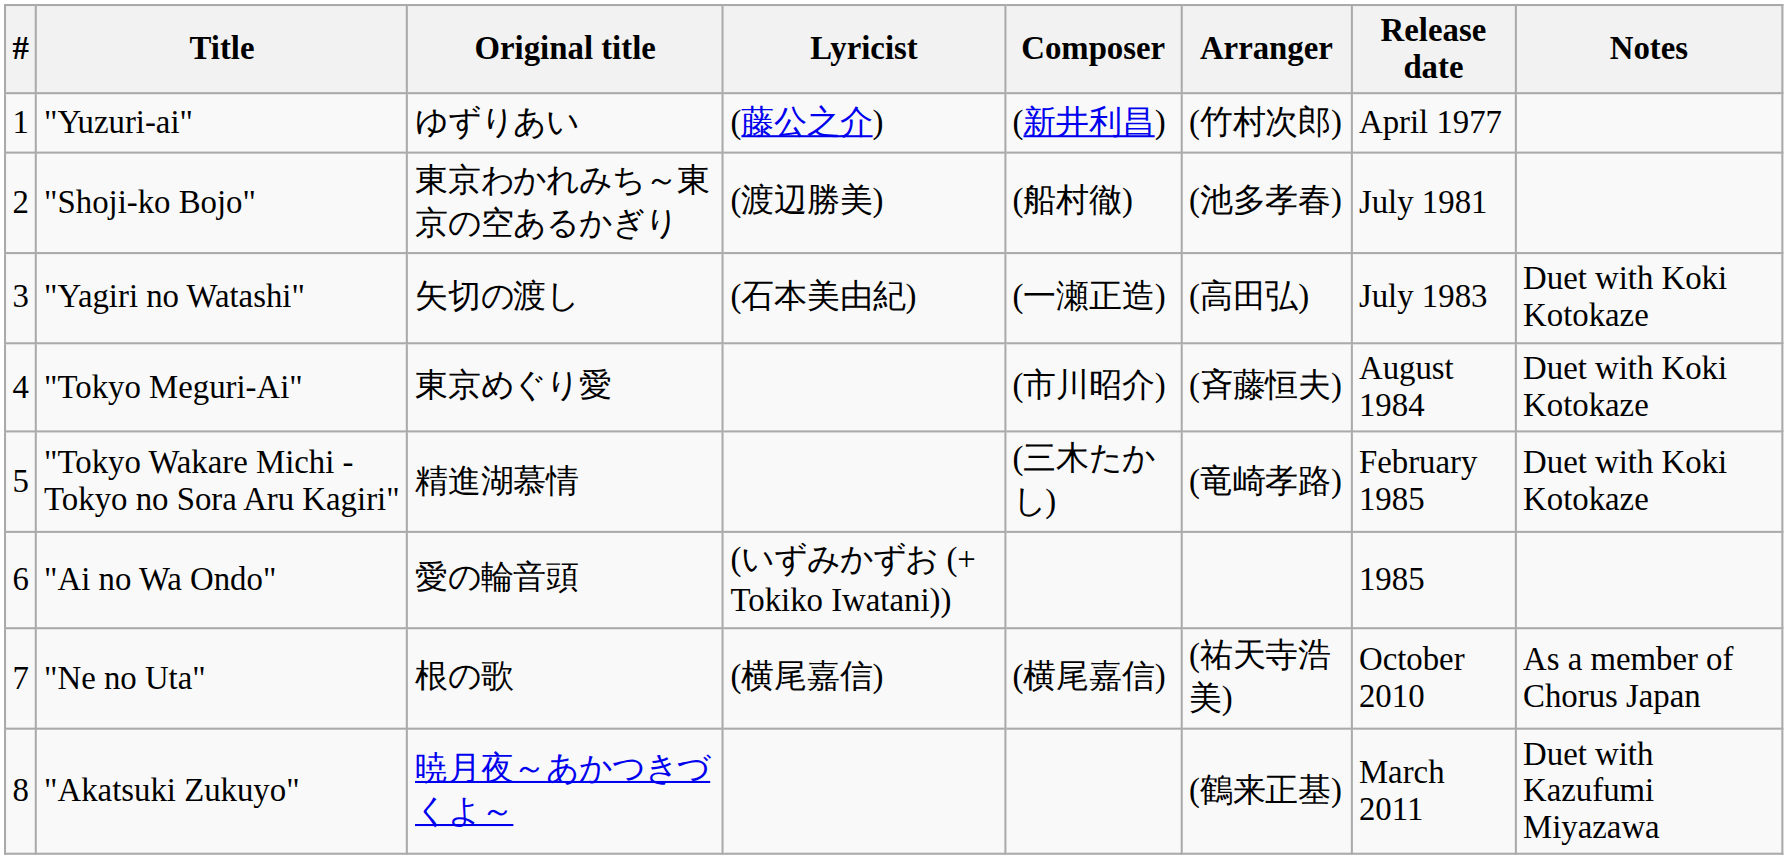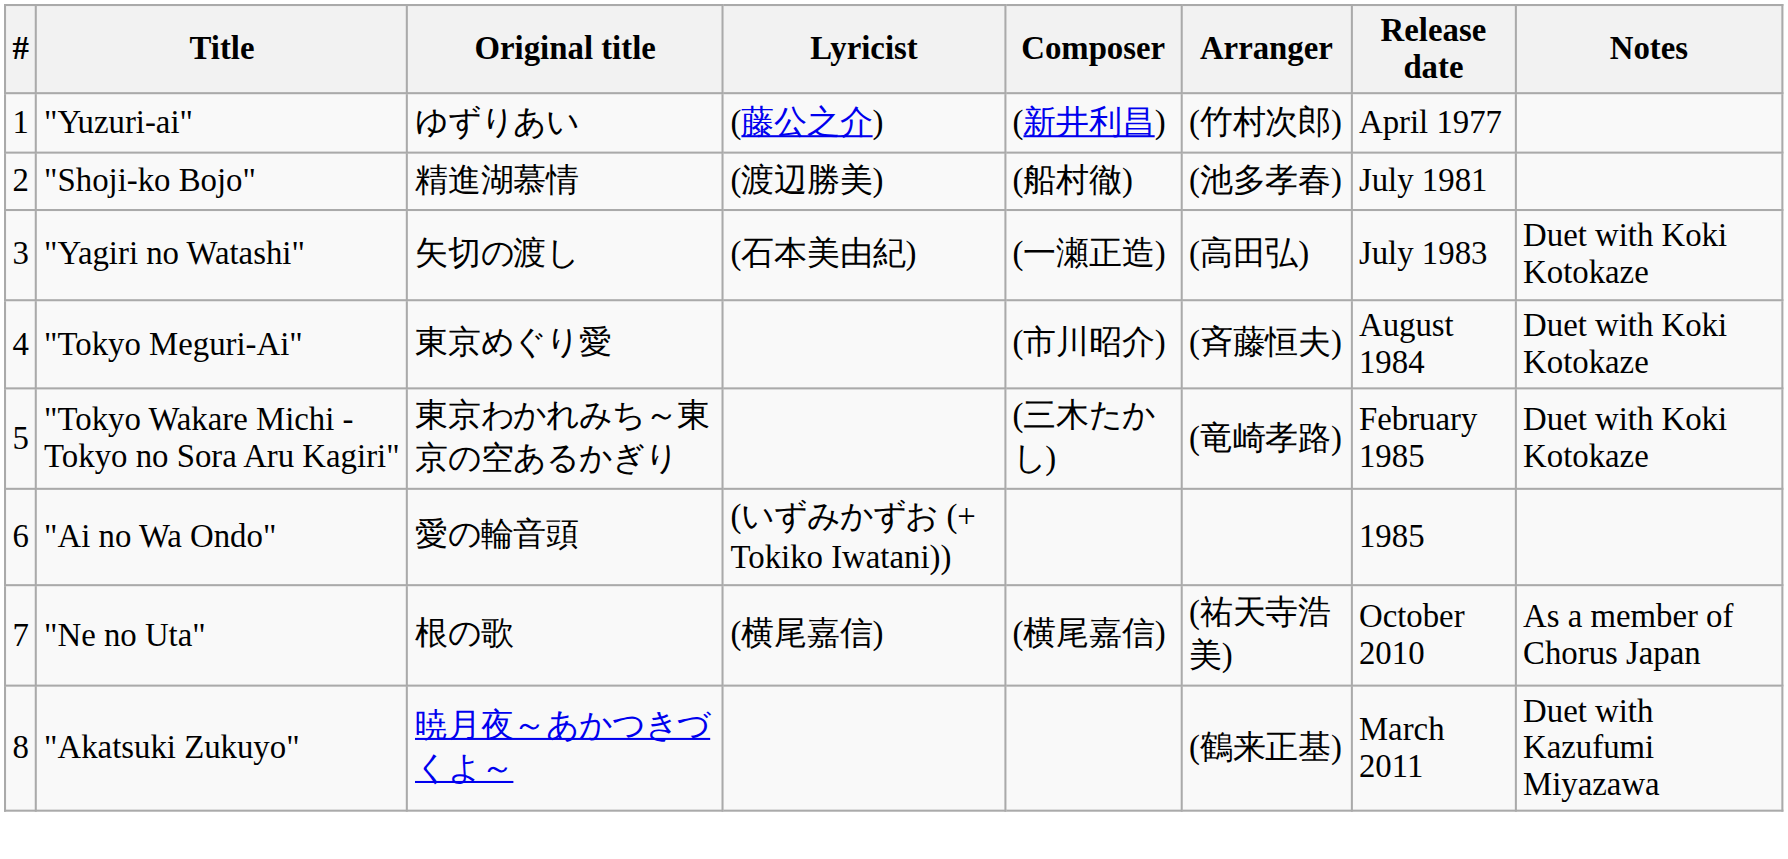(563, 201) 東京わかれみち～東京の空あるかぎり -> (497, 179) 精進湖慕情
(497, 480) 精進湖慕情 -> (563, 437) 東京わかれみち～東京の空あるかぎり
